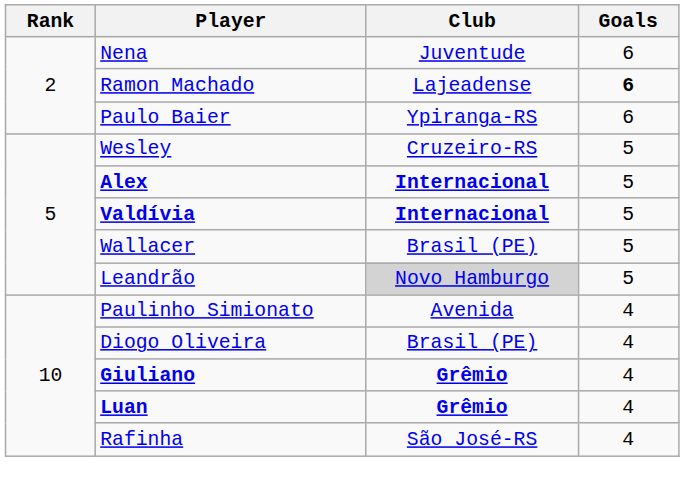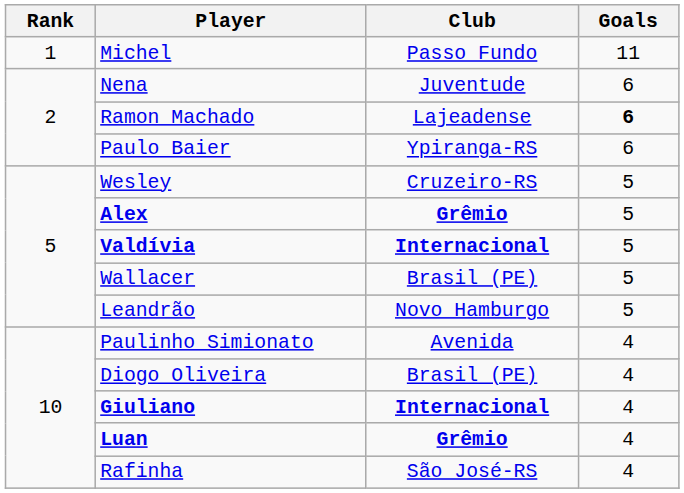+ row: (136, 53)
(472, 182) Internacional -> (472, 214) Grêmio
(472, 279) lightgrey background -> (472, 311) no background
(472, 375) Grêmio -> (472, 407) Internacional
